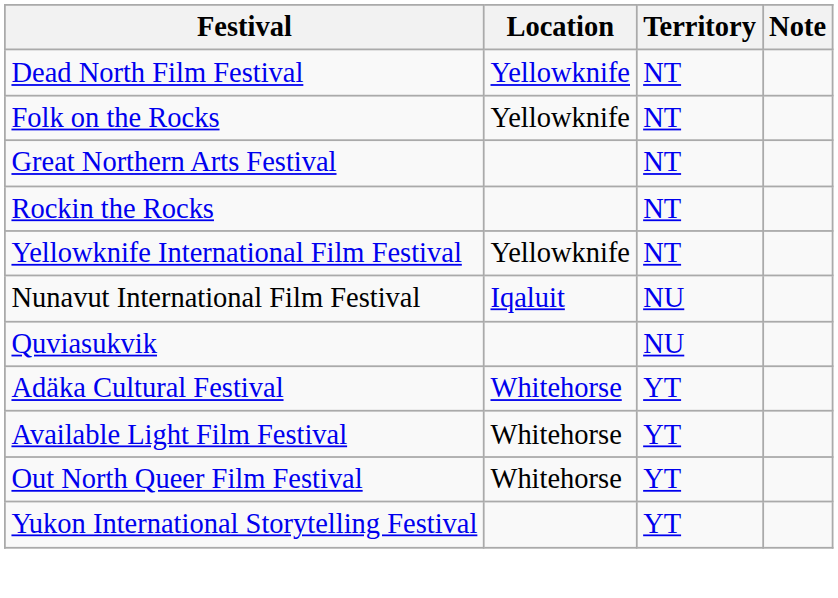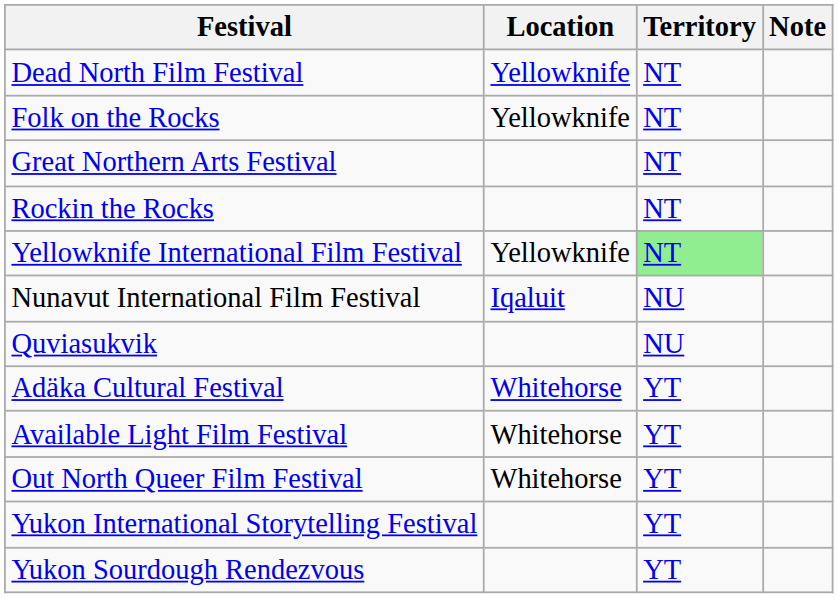(662, 252) no background -> (662, 252) lightgreen background
+ row: (188, 569)
